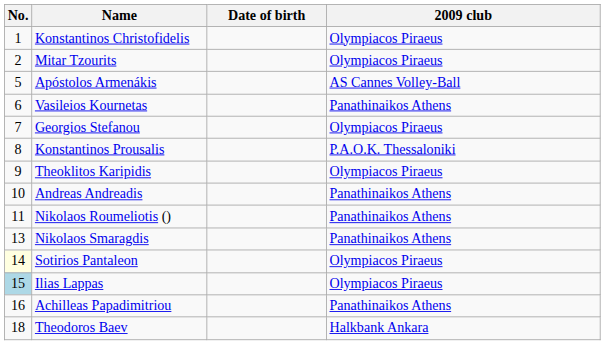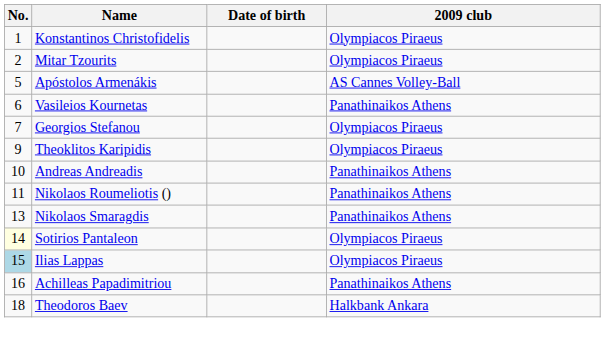- row: (100, 149)
